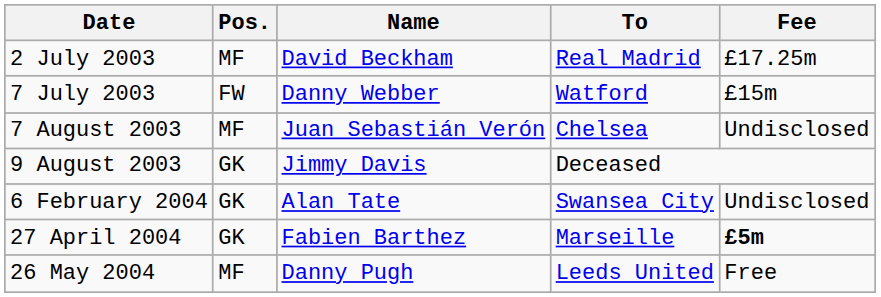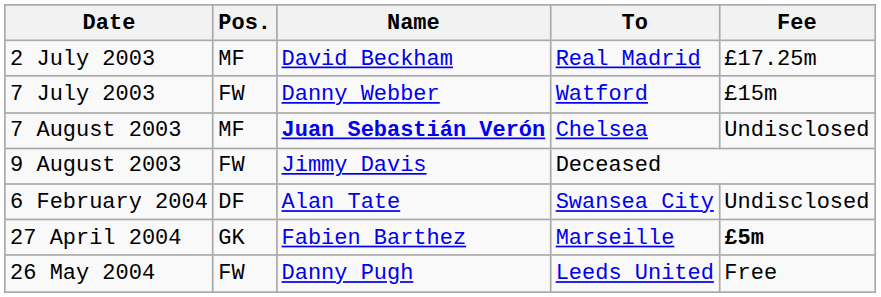(413, 130) normal -> (413, 130) bold
(232, 166) GK -> (232, 166) FW
(232, 202) GK -> (232, 202) DF
(232, 273) MF -> (232, 273) FW
